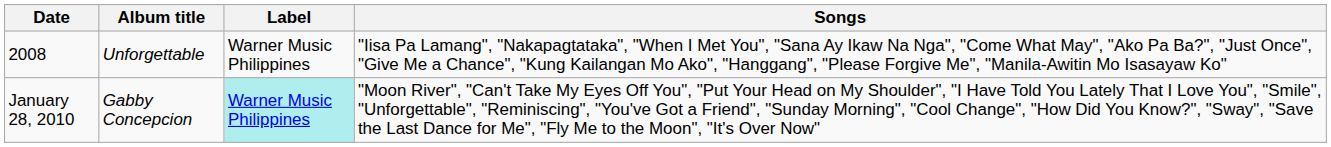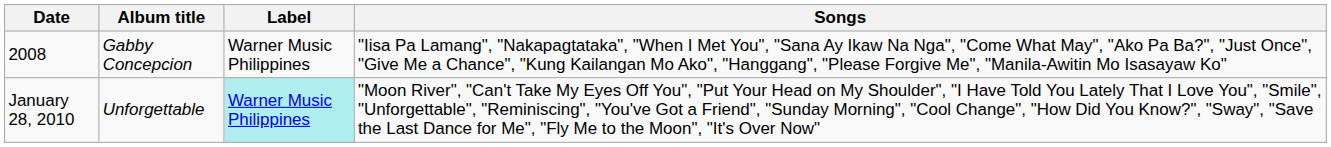(154, 54) Unforgettable -> (147, 54) Gabby Concepcion
(147, 109) Gabby Concepcion -> (154, 109) Unforgettable
